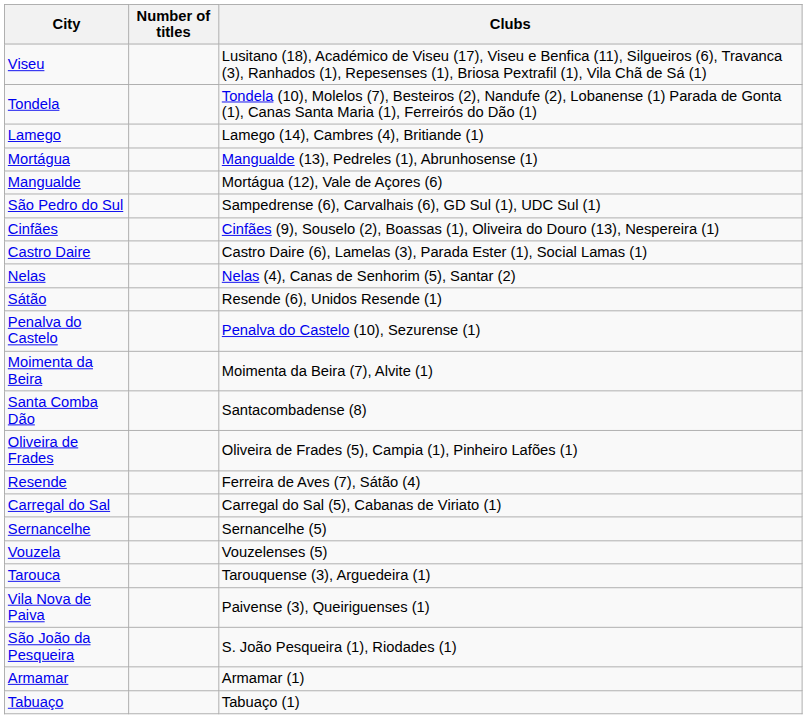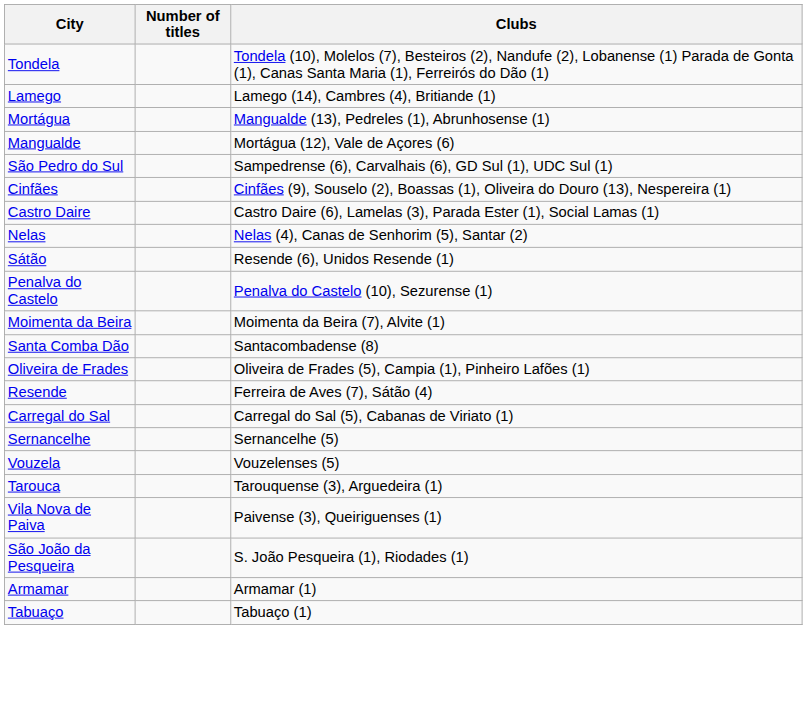- row: (26, 64)
